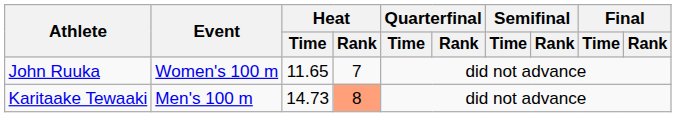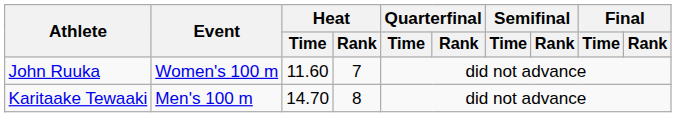(308, 71) 11.65 -> (308, 71) 11.60
(308, 98) 14.73 -> (308, 98) 14.70
(357, 98) lightsalmon background -> (357, 98) no background
